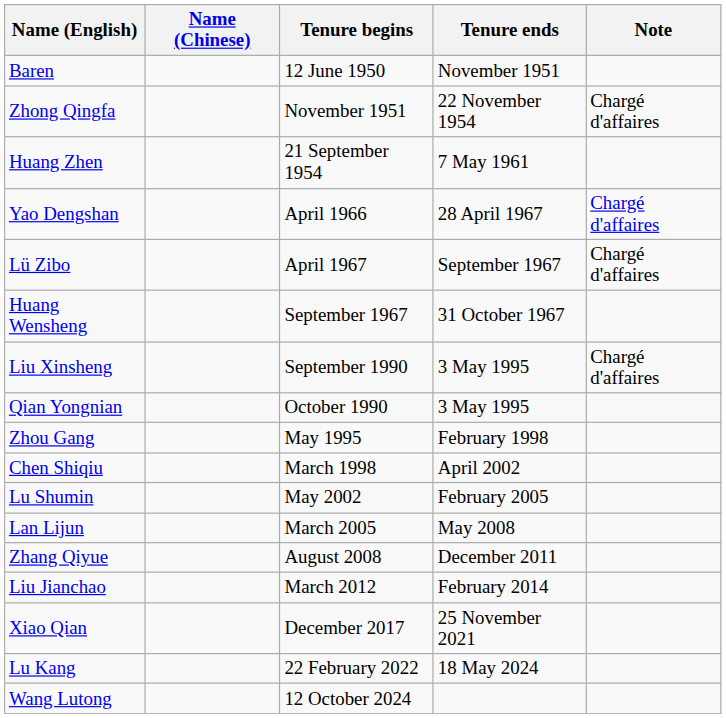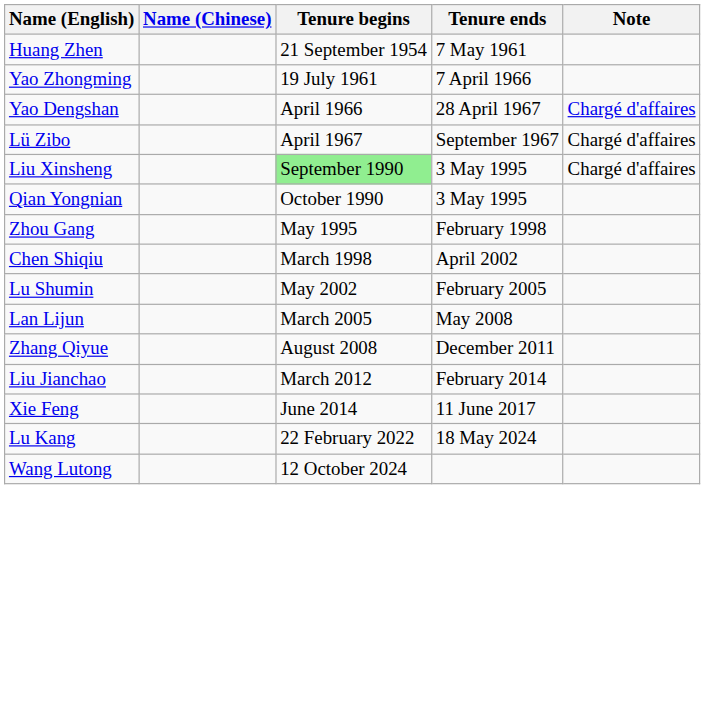- row: (31, 70)
- row: (62, 111)
+ row: (70, 79)
- row: (48, 315)
(346, 367) no background -> (342, 169) lightgreen background
+ row: (44, 408)
- row: (48, 627)
